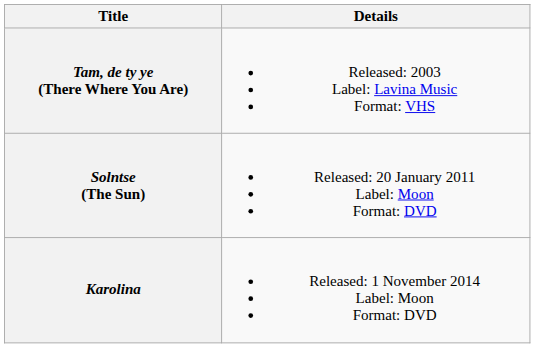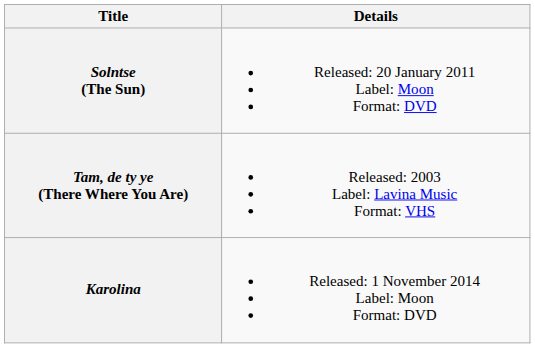rows swapped: (113, 80) <-> (113, 185)
